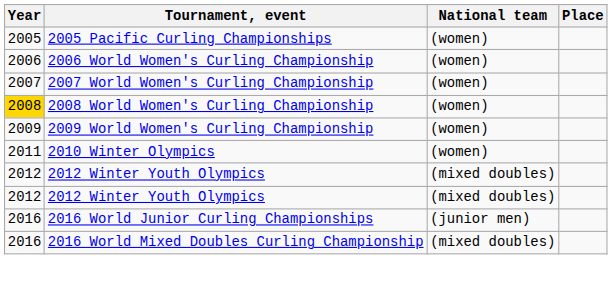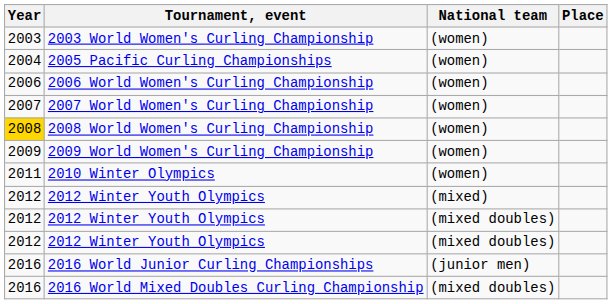+ row: (211, 39)
(25, 39) 2005 -> (25, 61) 2004
+ row: (156, 197)
